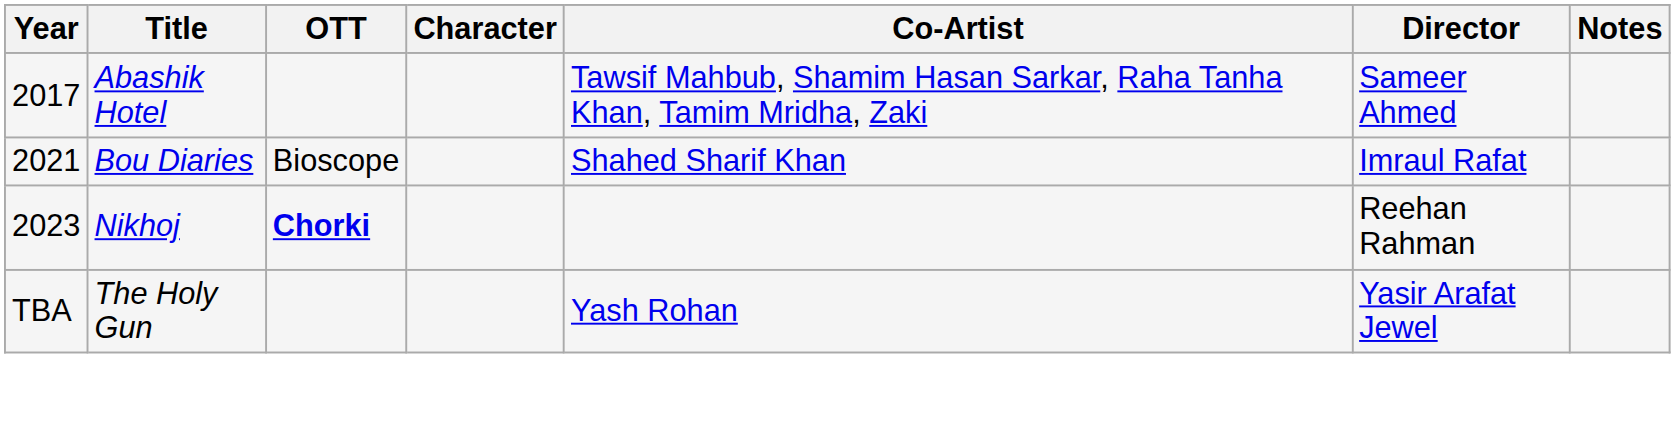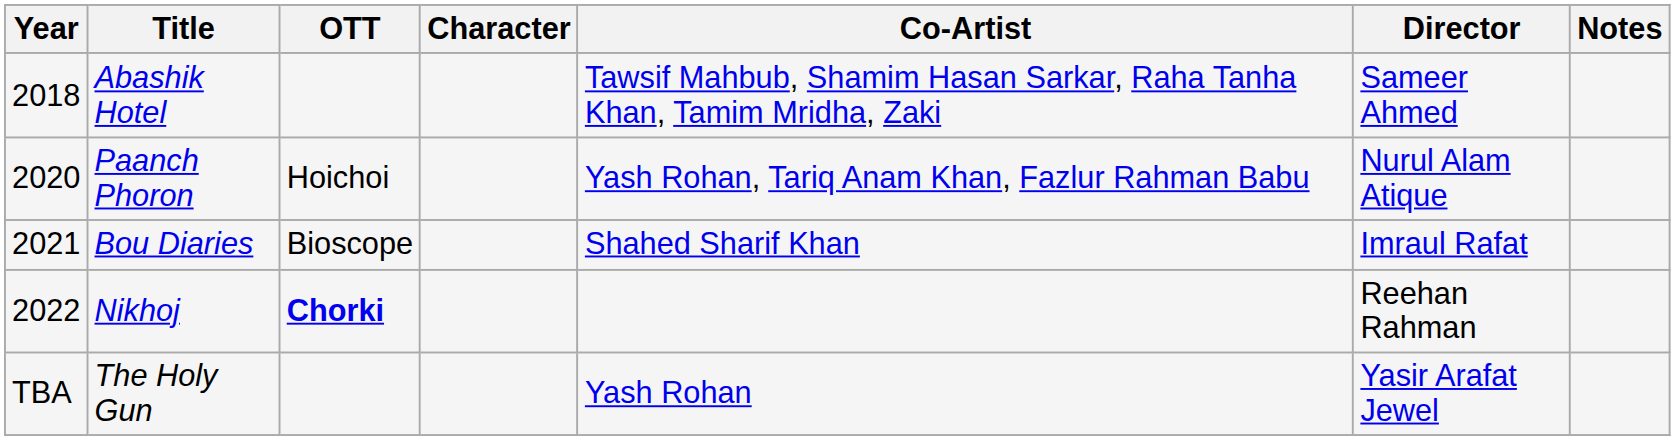(46, 94) 2017 -> (46, 94) 2018
+ row: (147, 178)
(46, 226) 2023 -> (46, 310) 2022
